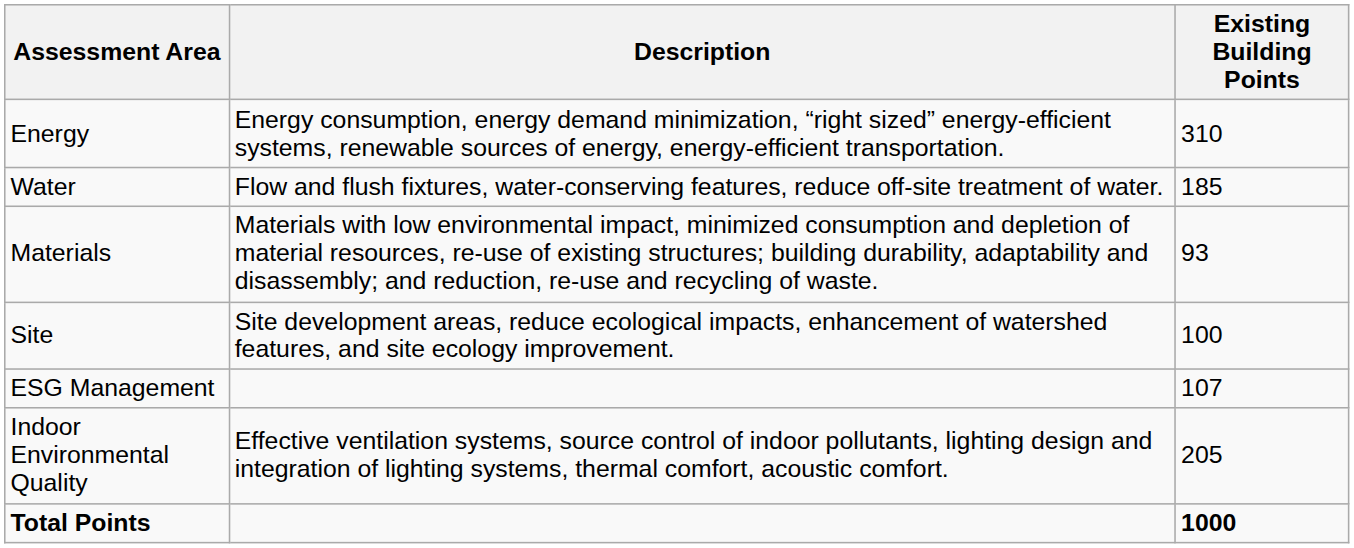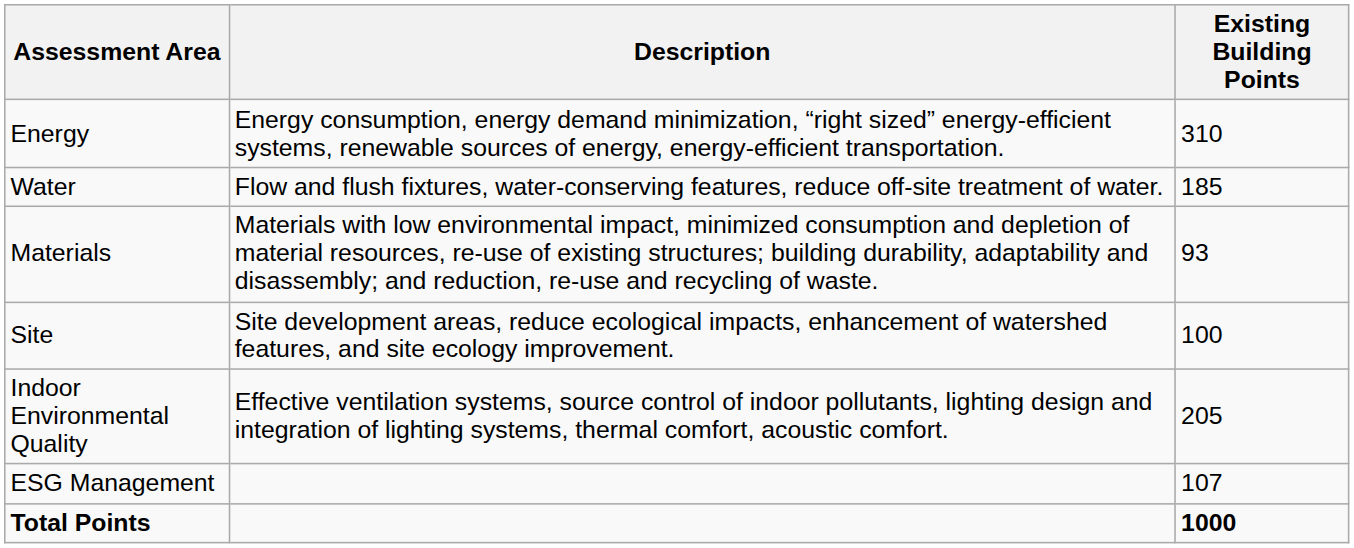rows swapped: (90, 455) <-> (112, 388)
